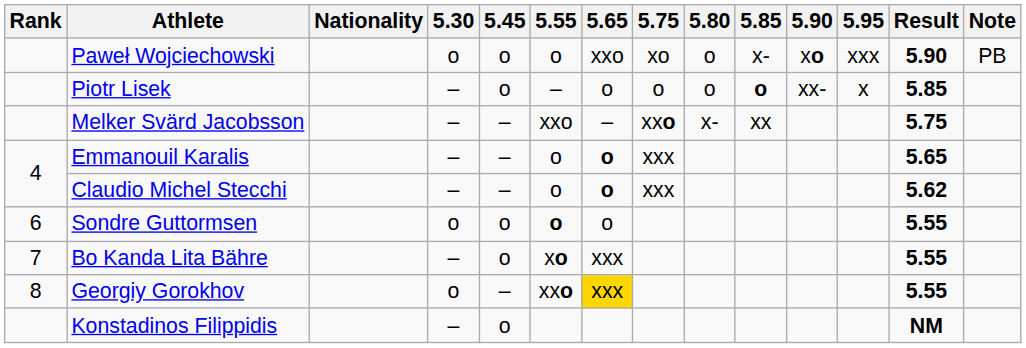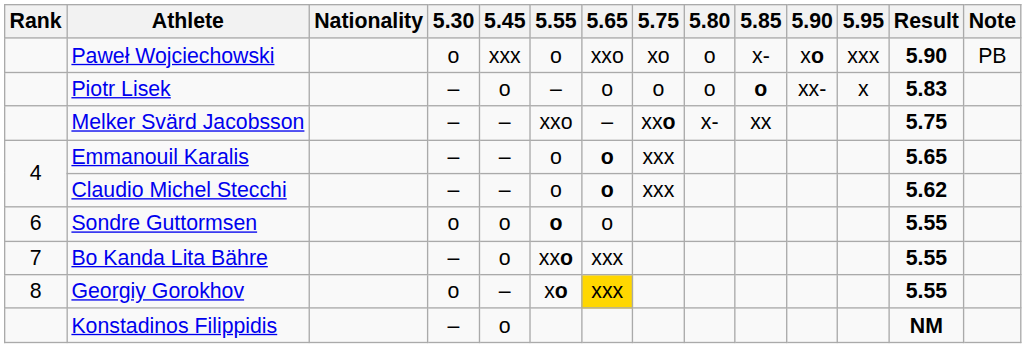(505, 55) o -> (505, 55) xxx
(926, 88) 5.85 -> (926, 88) 5.83
(556, 257) xo -> (556, 257) xxo
(556, 291) xxo -> (556, 291) xo
